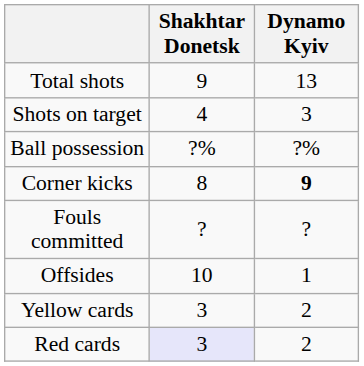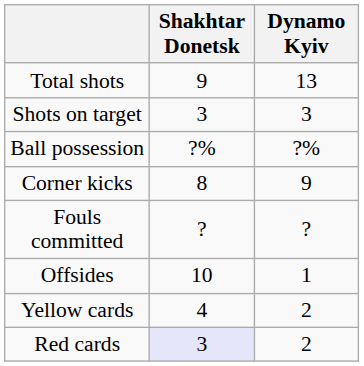(202, 114) 4 -> (202, 114) 3
(306, 182) bold -> (306, 182) normal
(202, 310) 3 -> (202, 310) 4
